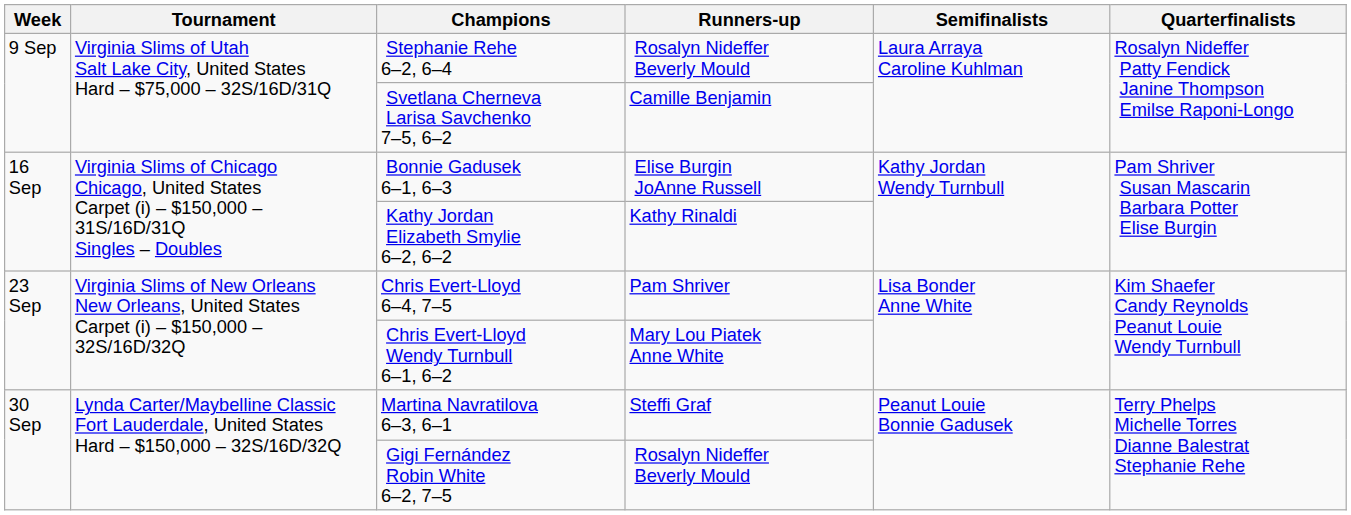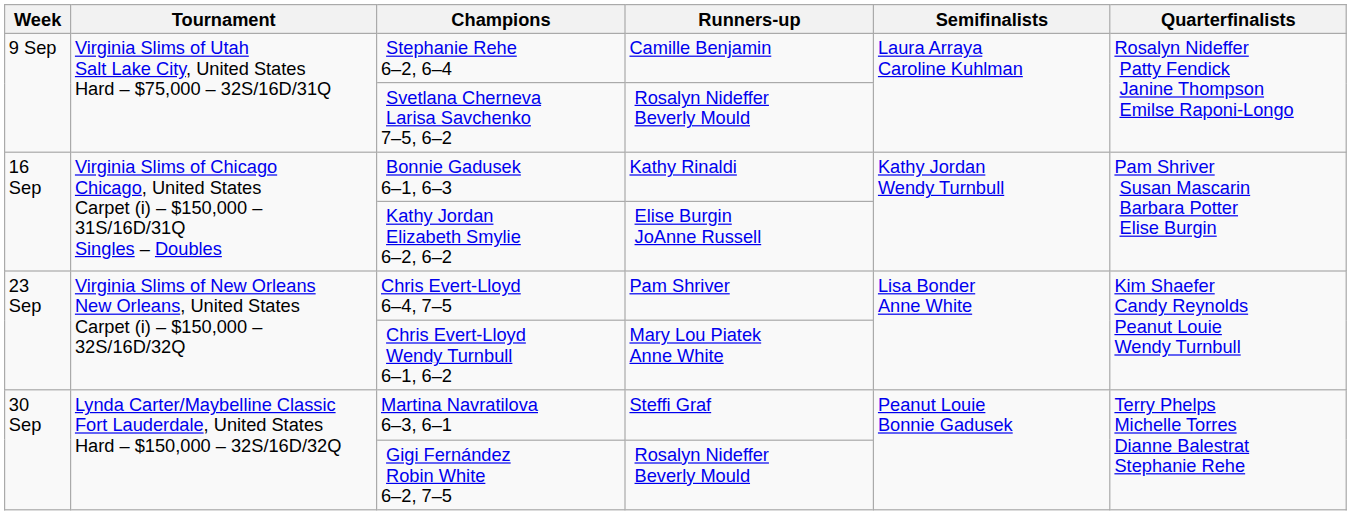(699, 58) Rosalyn Nideffer Beverly Mould -> (700, 48) Camille Benjamin
(700, 97) Camille Benjamin -> (699, 108) Rosalyn Nideffer Beverly Mould
(695, 177) Elise Burgin JoAnne Russell -> (683, 167) Kathy Rinaldi
(683, 216) Kathy Rinaldi -> (695, 227) Elise Burgin JoAnne Russell
